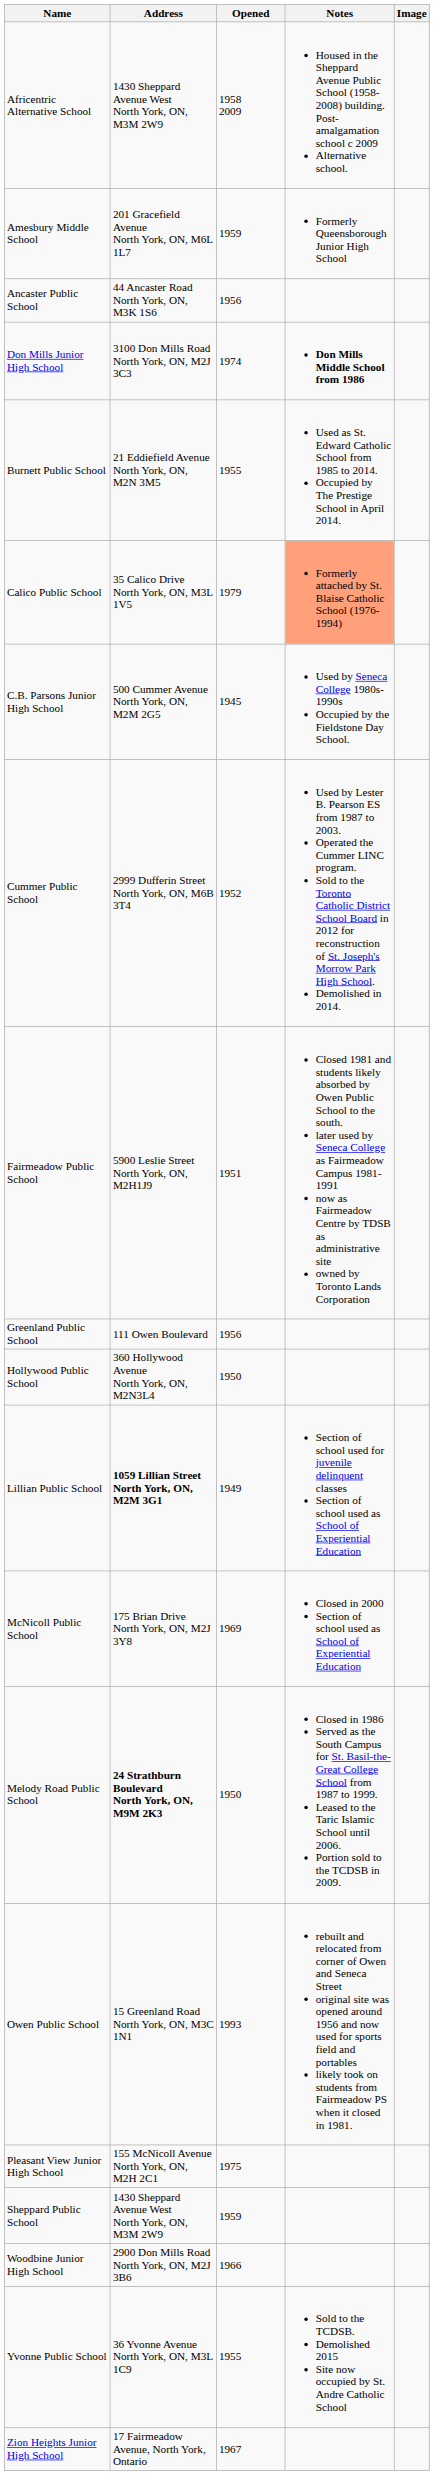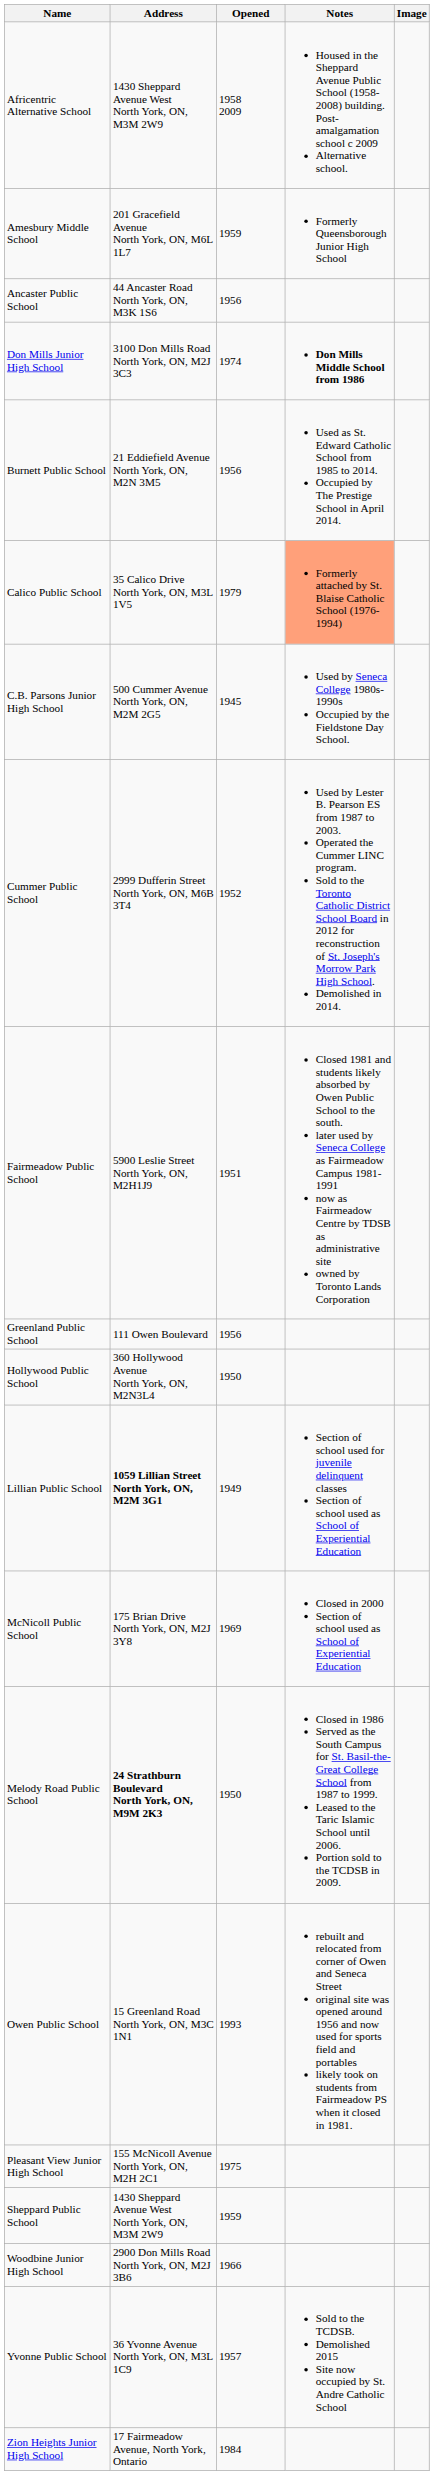(230, 470) 1955 -> (230, 470) 1956
(230, 2357) 1955 -> (230, 2357) 1957
(230, 2449) 1967 -> (230, 2449) 1984
